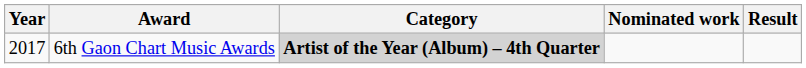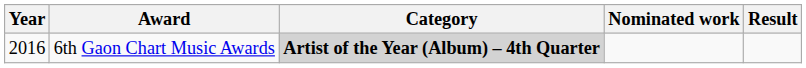(27, 47) 2017 -> (27, 47) 2016
